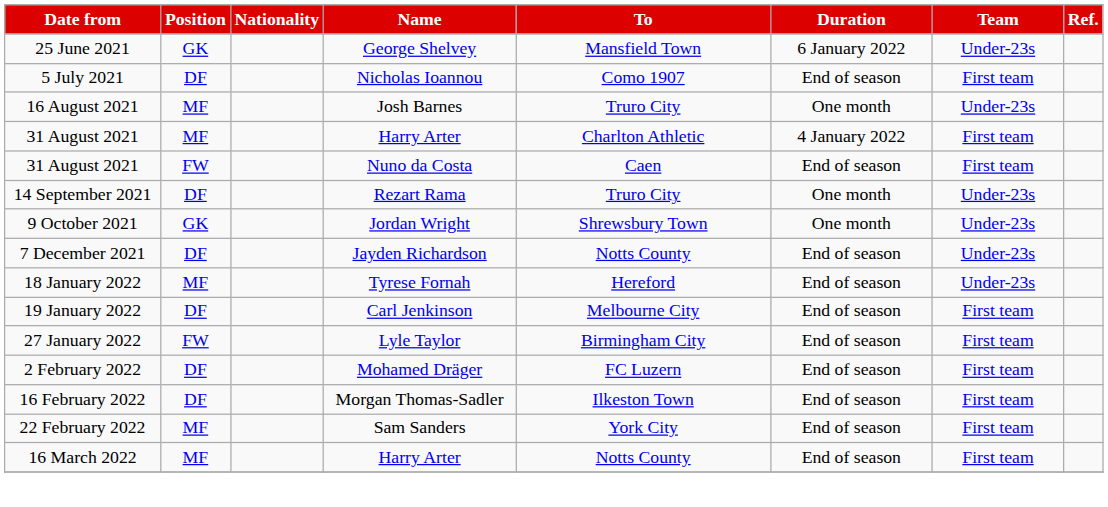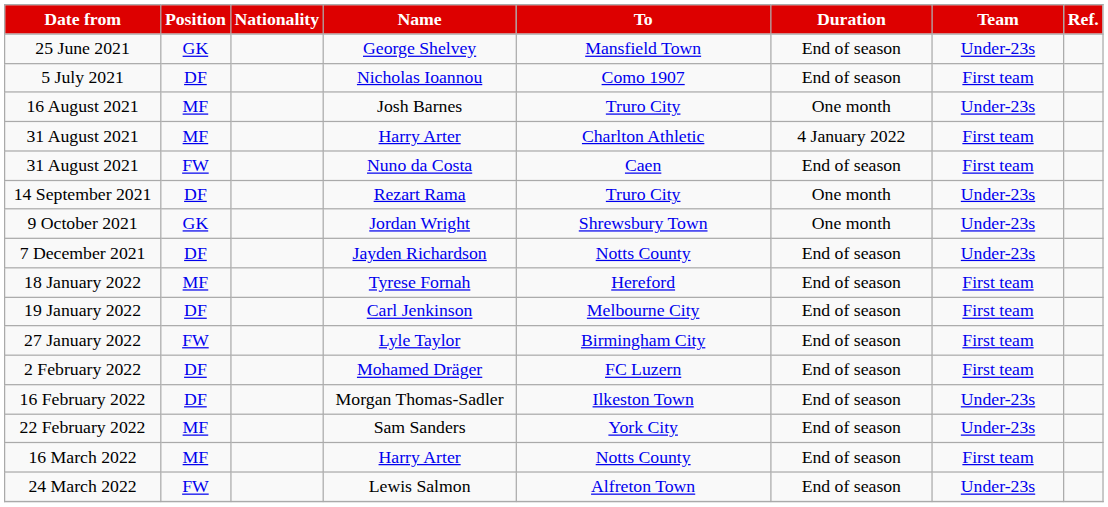(851, 48) 6 January 2022 -> (851, 48) End of season
(998, 282) Under-23s -> (998, 282) First team
(998, 399) First team -> (998, 399) Under-23s
(998, 428) First team -> (998, 428) Under-23s
+ row: (83, 486)
